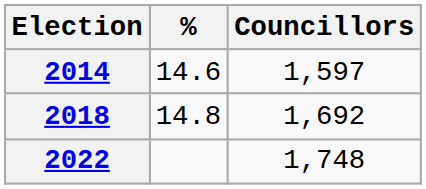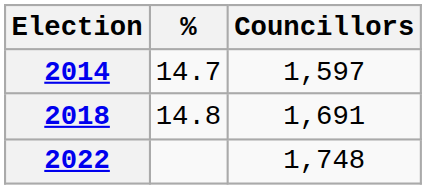(188, 72) 14.6 -> (188, 72) 14.7
(324, 116) 1,692 -> (324, 116) 1,691
